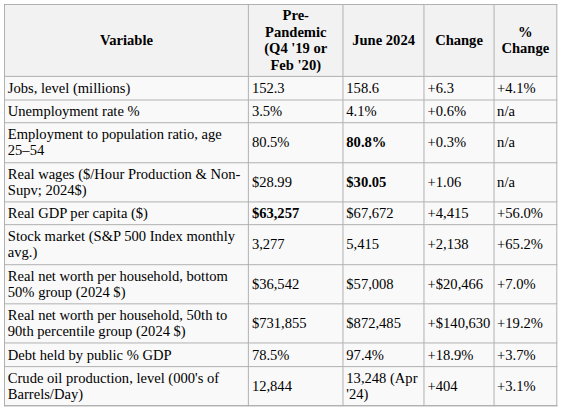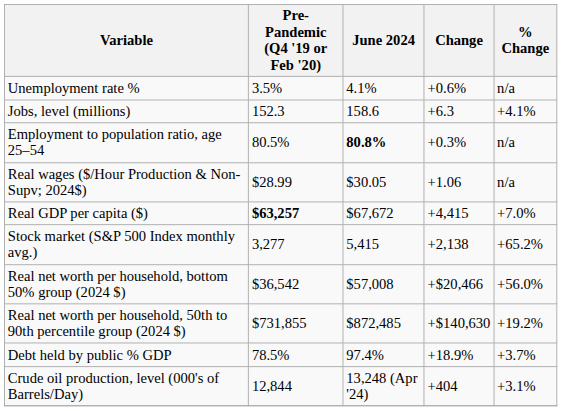rows swapped: (69, 88) <-> (74, 111)
(366, 182) bold -> (366, 182) normal
(520, 213) +56.0% -> (516, 213) +7.0%
(516, 284) +7.0% -> (520, 284) +56.0%
